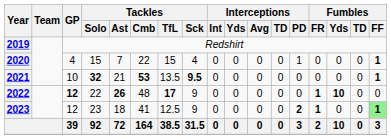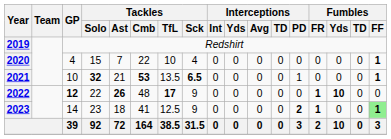(170, 61) 15 -> (170, 61) 10
(299, 61) 1 -> (299, 61) 0
(195, 77) 9.5 -> (195, 77) 6.5
(299, 77) 0 -> (299, 77) 1
(72, 110) 12 -> (72, 110) 14
